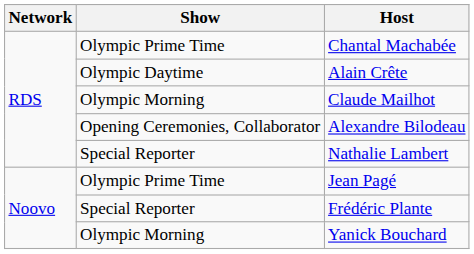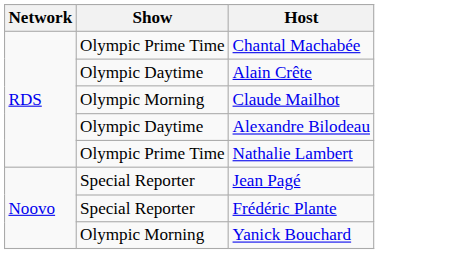(200, 126) Opening Ceremonies, Collaborator -> (142, 126) Olympic Daytime
(137, 153) Special Reporter -> (152, 153) Olympic Prime Time
(152, 180) Olympic Prime Time -> (137, 180) Special Reporter
